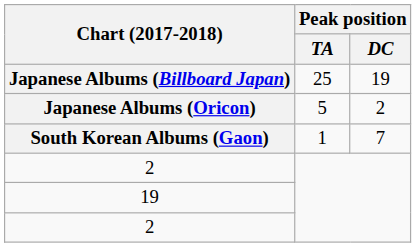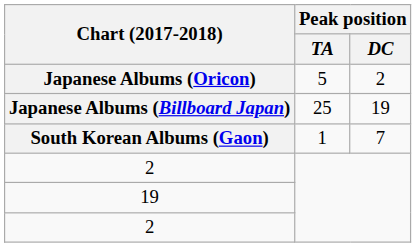rows swapped: (150, 78) <-> (150, 108)
